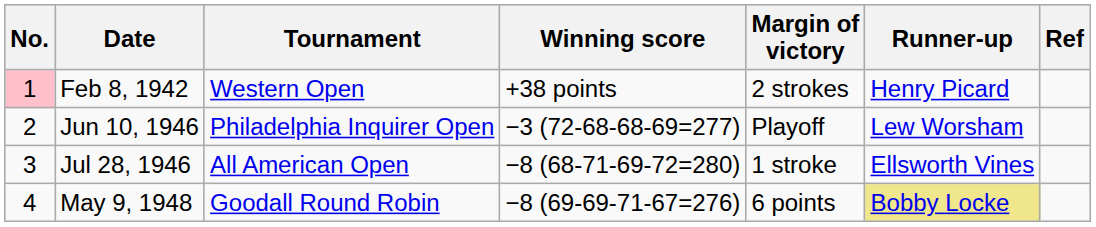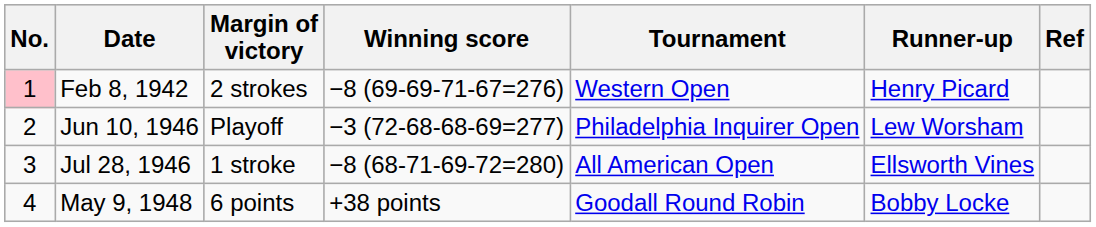columns swapped: (352, 37) <-> (805, 37)
(561, 89) +38 points -> (447, 89) −8 (69-69-71-67=276)
(623, 203) −8 (69-69-71-67=276) -> (385, 203) +38 points
(940, 203) khaki background -> (940, 203) no background
